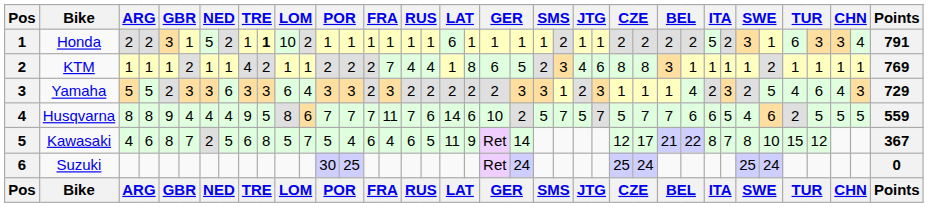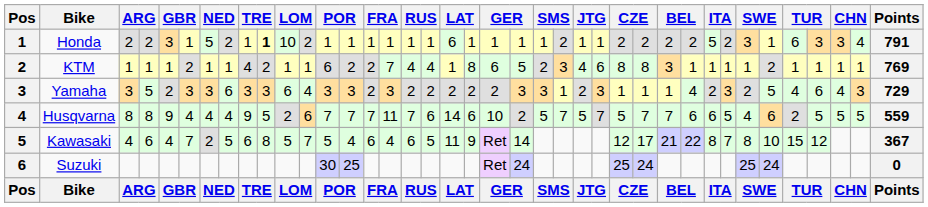(328, 66) 2 -> (328, 66) 6
(129, 91) 5 -> (129, 91) 3
(288, 115) 8 -> (288, 115) 2
(169, 140) 8 -> (169, 140) 4
